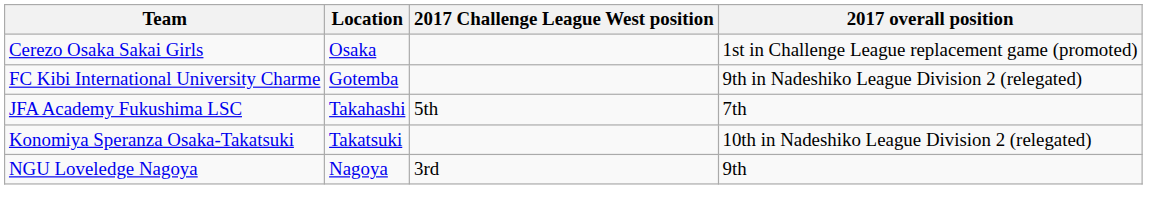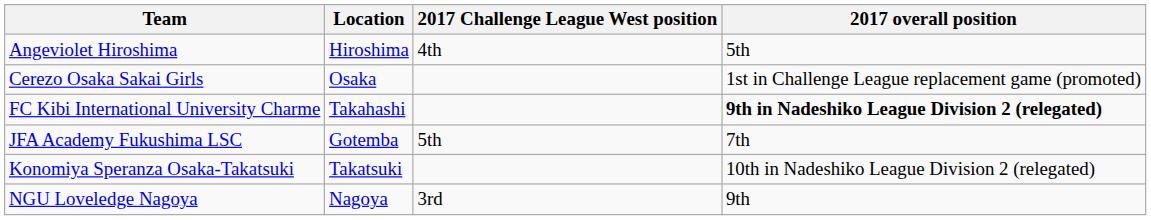+ row: (93, 49)
(364, 79) Gotemba -> (367, 109) Takahashi
(902, 79) normal -> (914, 109) bold
(367, 109) Takahashi -> (364, 139) Gotemba
